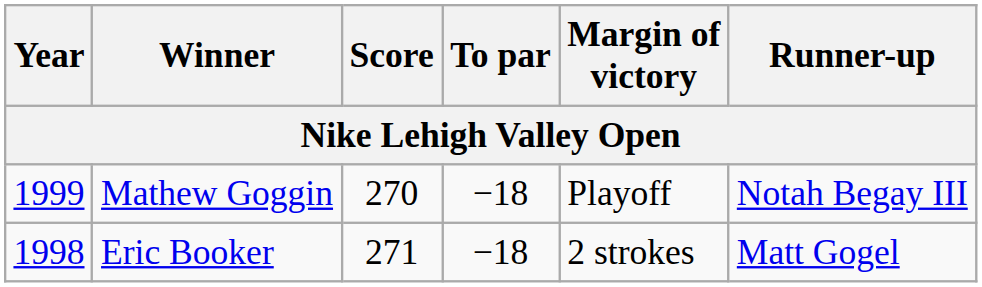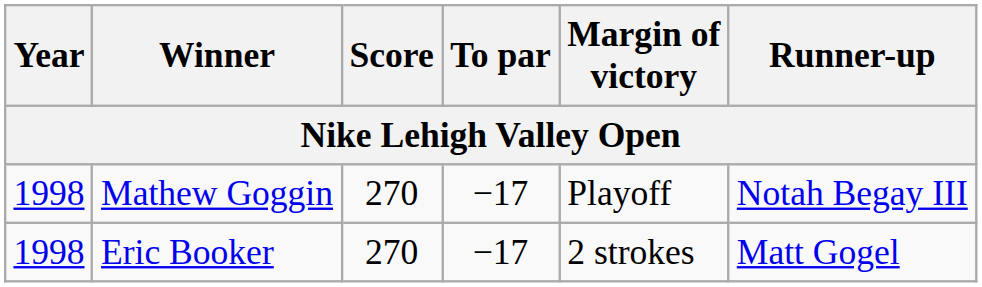(49, 193) 1999 -> (49, 193) 1998
(501, 193) −18 -> (501, 193) −17
(392, 252) 271 -> (392, 252) 270
(501, 252) −18 -> (501, 252) −17
